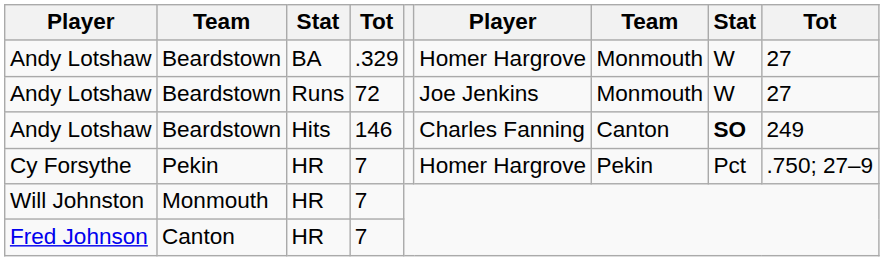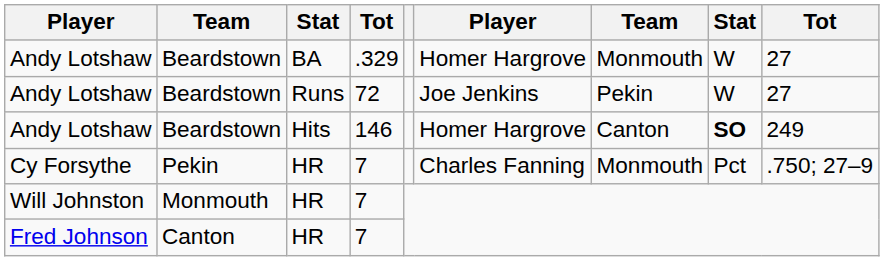(650, 93) Monmouth -> (625, 93) Pekin
(502, 129) Charles Fanning -> (503, 129) Homer Hargrove
(503, 165) Homer Hargrove -> (502, 165) Charles Fanning
(625, 165) Pekin -> (650, 165) Monmouth
